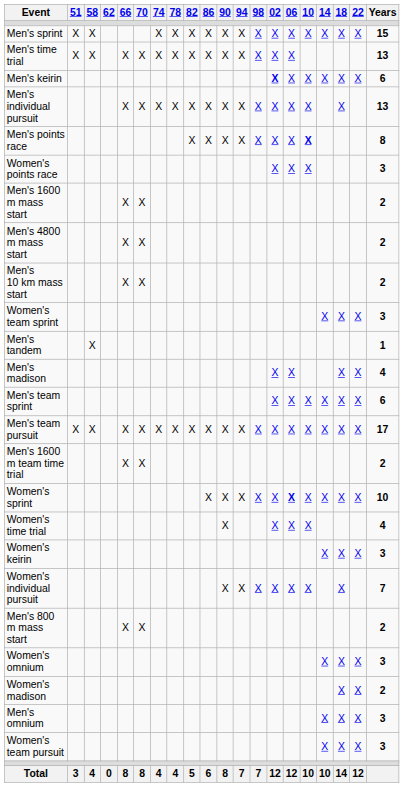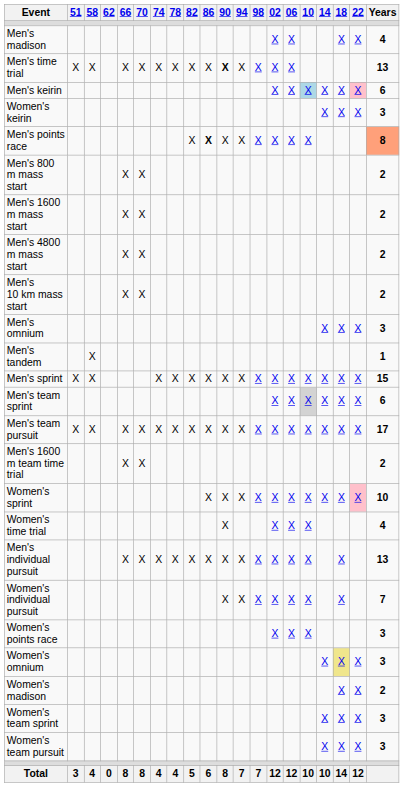rows swapped: (35, 34) <-> (26, 373)
(225, 56) normal -> (225, 68) bold
(275, 78) bold -> (275, 90) normal
(308, 78) no background -> (308, 90) lightblue background
(358, 78) no background -> (358, 90) pink background
rows swapped: (28, 106) <-> (28, 554)
(209, 140) normal -> (209, 140) bold
(308, 140) bold -> (308, 140) normal
(383, 140) no background -> (383, 140) lightsalmon background
rows swapped: (31, 628) <-> (32, 169)
rows swapped: (25, 718) <-> (32, 317)
(308, 401) no background -> (308, 401) lightgrey background
(292, 497) bold -> (292, 497) normal
(358, 497) no background -> (358, 497) pink background
(341, 662) no background -> (341, 662) khaki background
